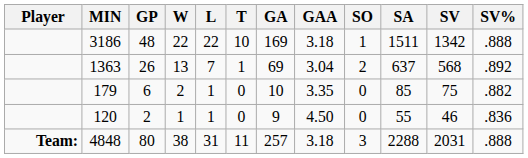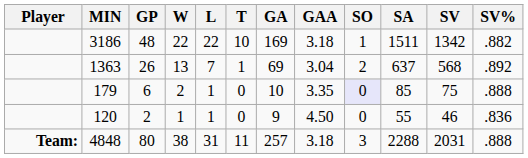(498, 41) .888 -> (498, 41) .882
(363, 91) no background -> (363, 91) lavender background
(498, 91) .882 -> (498, 91) .888
